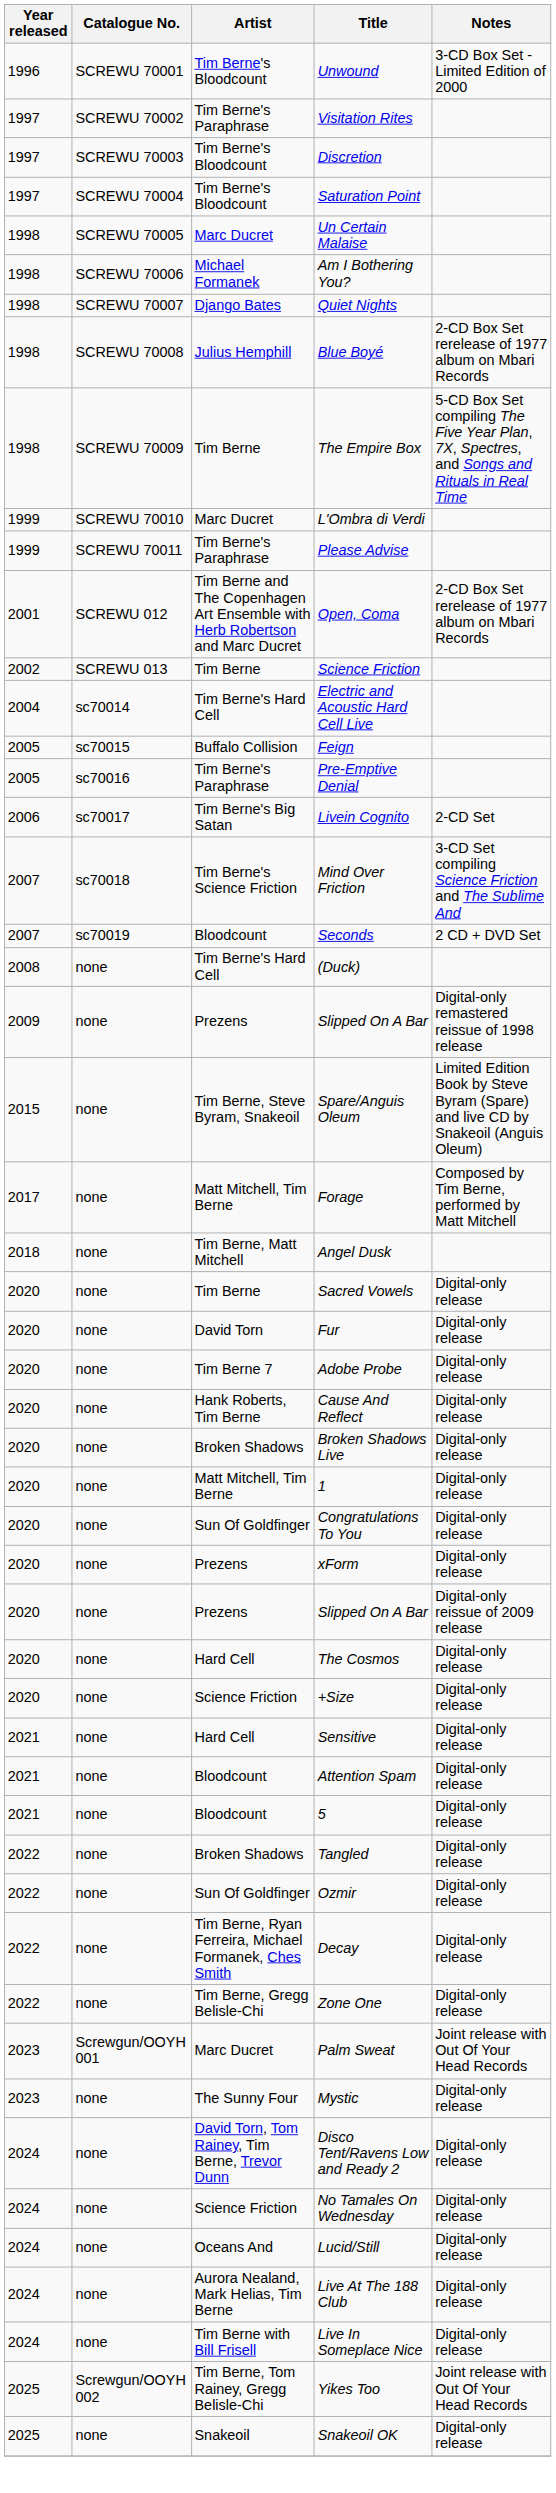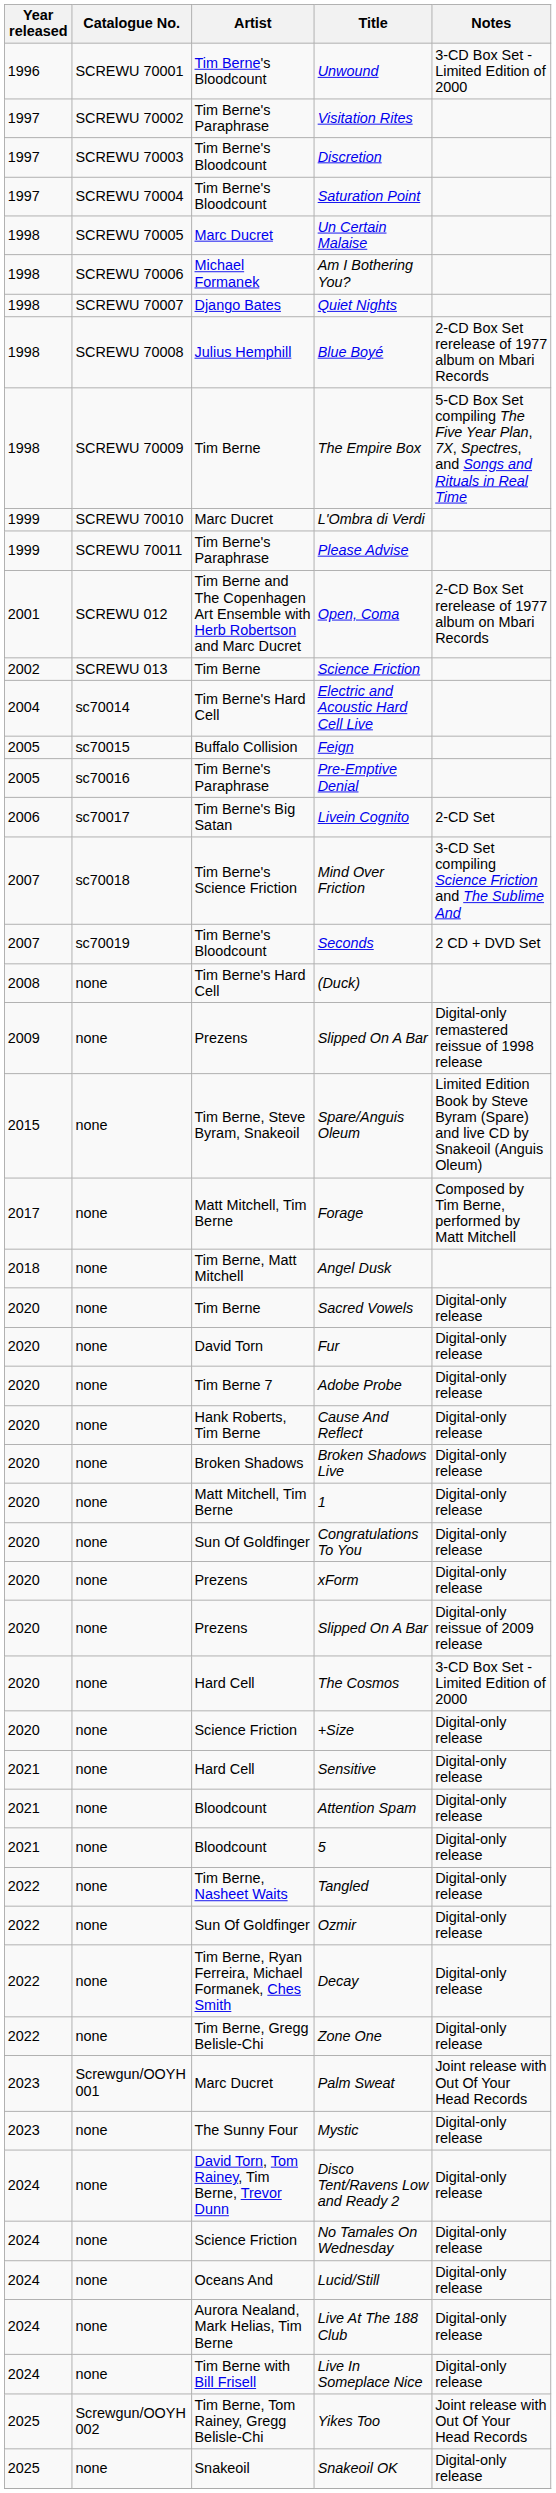(231, 935) Bloodcount -> (232, 943) Tim Berne's Bloodcount
(471, 1659) Digital-only release -> (490, 1683) 3-CD Box Set - Limited Edition of 2000
(249, 1854) Broken Shadows -> (241, 1886) Tim Berne, Nasheet Waits
